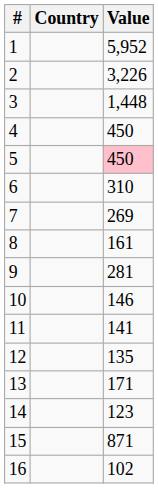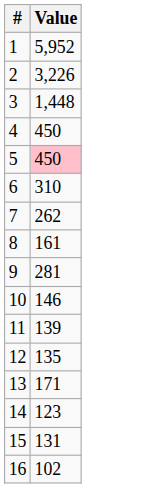- column: (67, 18)
(120, 215) 269 -> (48, 215) 262
(120, 328) 141 -> (48, 328) 139
(120, 441) 871 -> (48, 441) 131
